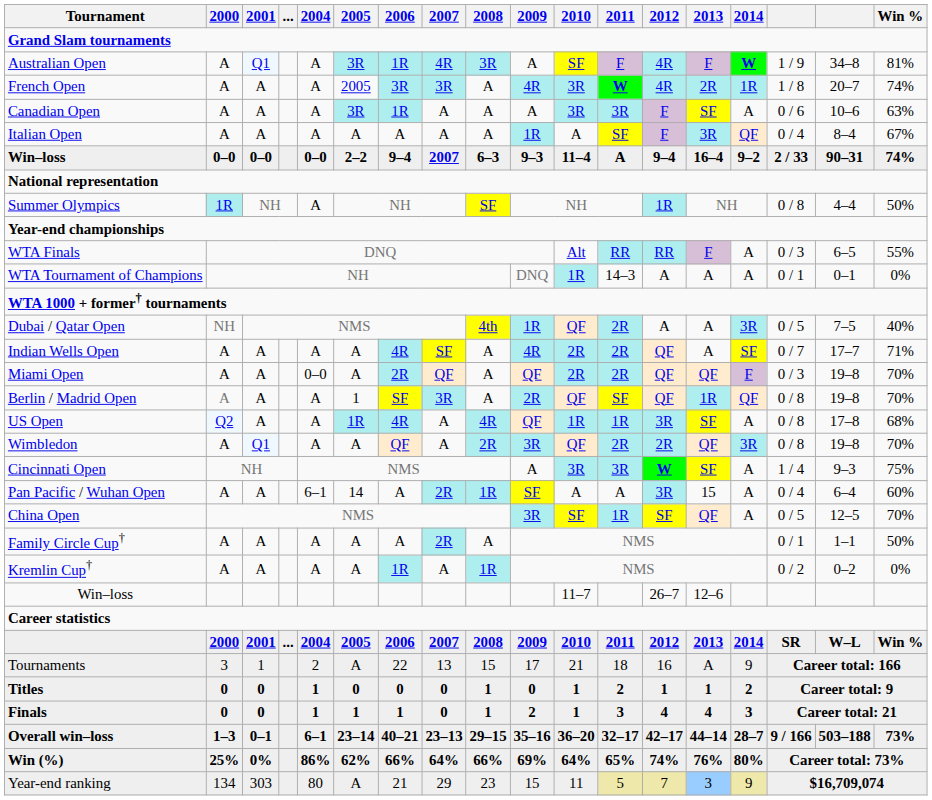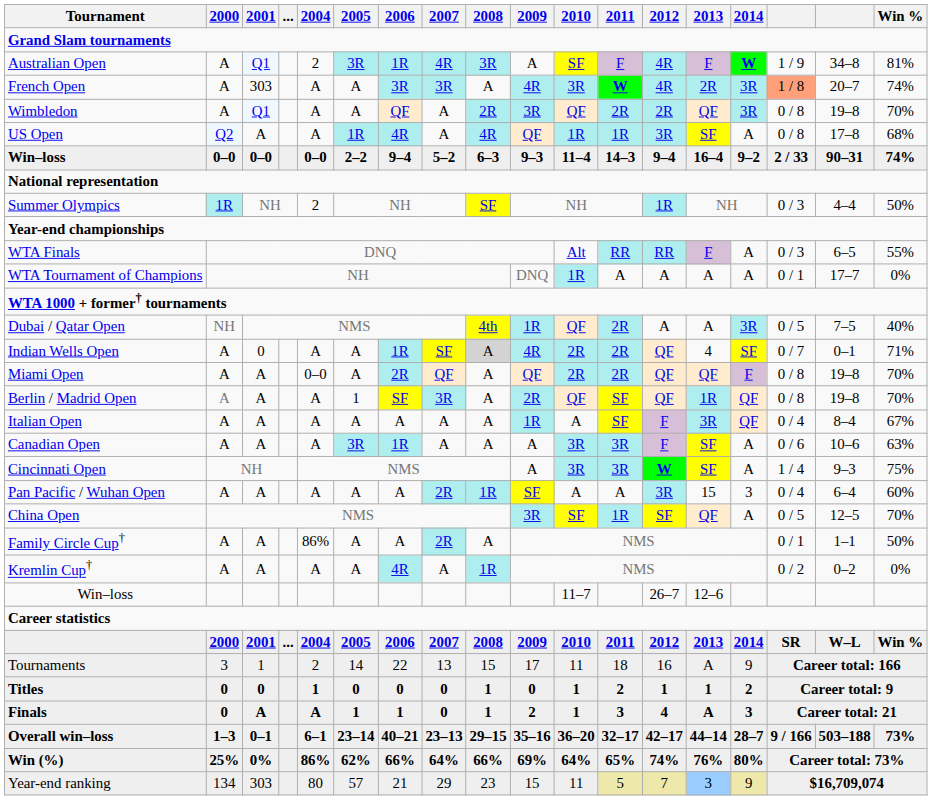(316, 63) A -> (316, 63) 2
(261, 87) A -> (261, 87) 303
(356, 87) 2005 -> (356, 87) A
(749, 87) 1R -> (749, 87) 3R
(791, 87) no background -> (791, 87) lightsalmon background
rows swapped: (43, 445) <-> (54, 110)
rows swapped: (35, 421) <-> (45, 134)
(444, 157) 2007 -> (444, 157) 5–2
(620, 157) A -> (620, 157) 14–3
(316, 205) A -> (316, 205) 2
(791, 205) 0 / 8 -> (791, 205) 0 / 3
(620, 275) 14–3 -> (620, 275) A
(845, 275) 0–1 -> (845, 275) 17–7
(261, 350) A -> (261, 350) 0
(400, 350) 4R -> (400, 350) 1R
(488, 350) no background -> (488, 350) lightgrey background
(708, 350) A -> (708, 350) 4
(845, 350) 17–7 -> (845, 350) 0–1
(791, 374) 0 / 3 -> (791, 374) 0 / 8
(316, 492) 6–1 -> (316, 492) A
(356, 492) 14 -> (356, 492) A
(749, 492) A -> (749, 492) 3
(316, 541) A -> (316, 541) 86%
(400, 569) 1R -> (400, 569) 4R
(356, 665) A -> (356, 665) 14
(576, 665) 21 -> (576, 665) 11
(261, 712) 0 -> (261, 712) A
(316, 712) 1 -> (316, 712) A
(708, 712) 4 -> (708, 712) A
(356, 783) A -> (356, 783) 57
